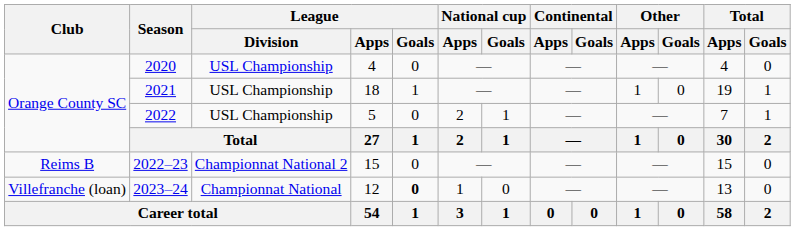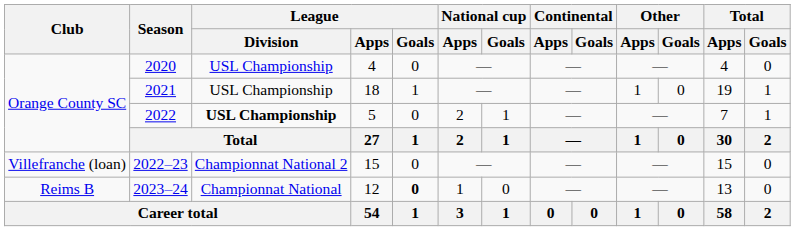(271, 115) normal -> (271, 115) bold
(67, 164) Reims B -> (67, 164) Villefranche (loan)
(67, 189) Villefranche (loan) -> (67, 189) Reims B
